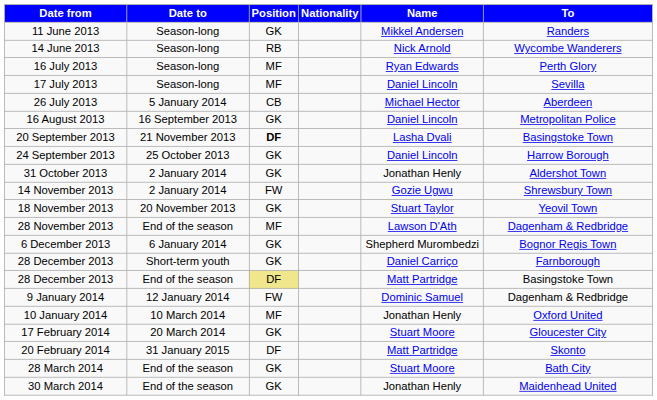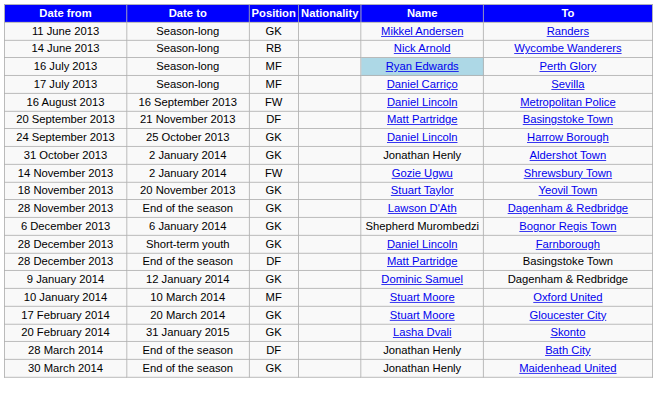(422, 67) no background -> (422, 67) lightblue background
(422, 85) Daniel Lincoln -> (422, 85) Daniel Carriço
- row: (66, 102)
(274, 120) GK -> (274, 102) FW
(274, 138) bold -> (274, 120) normal
(422, 138) Lasha Dvali -> (422, 120) Matt Partridge
(274, 227) MF -> (274, 209) GK
(422, 262) Daniel Carriço -> (422, 244) Daniel Lincoln
(274, 280) khaki background -> (274, 262) no background
(274, 298) FW -> (274, 280) GK
(422, 315) Jonathan Henly -> (422, 298) Stuart Moore
(274, 351) DF -> (274, 333) GK
(422, 351) Matt Partridge -> (422, 333) Lasha Dvali
(274, 369) GK -> (274, 351) DF
(422, 369) Stuart Moore -> (422, 351) Jonathan Henly
